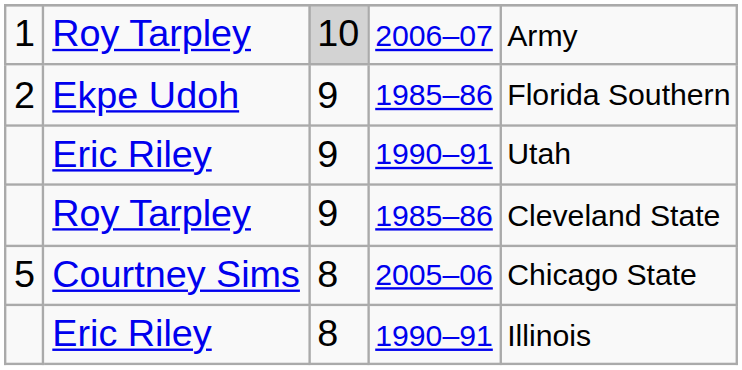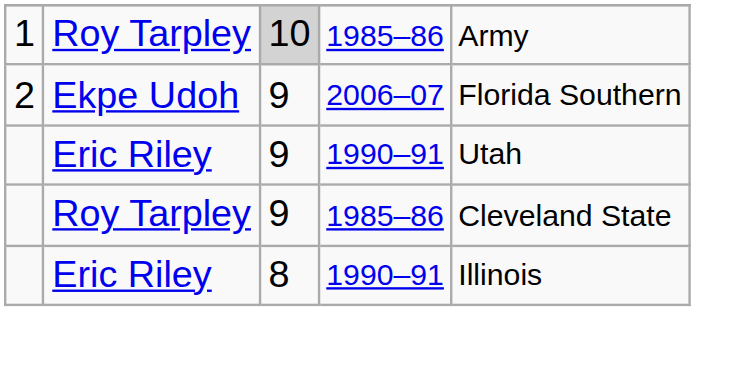(434, 35) 2006–07 -> (385, 35) 1985–86
(434, 95) 1985–86 -> (385, 95) 2006–07
- row: (24, 273)
